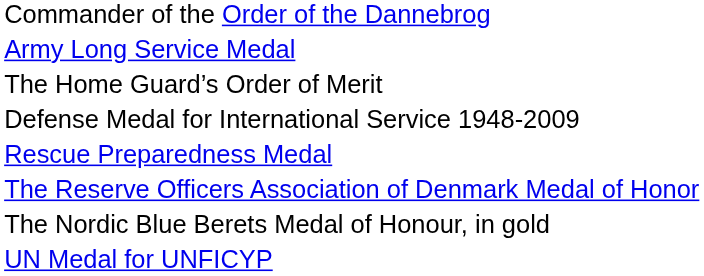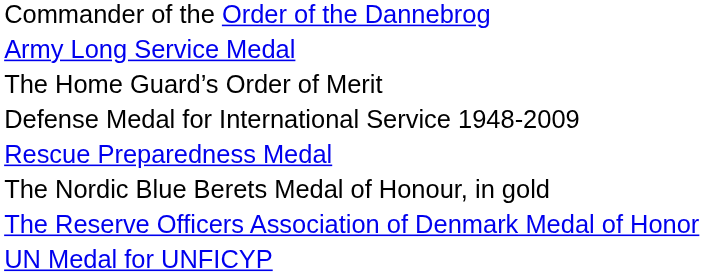rows swapped: (352, 189) <-> (277, 224)
